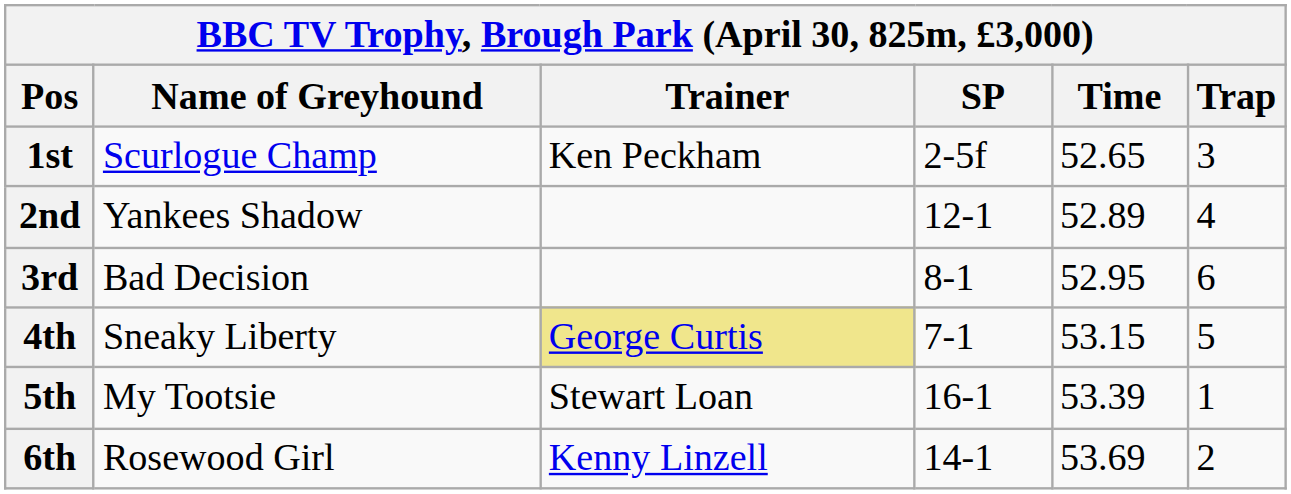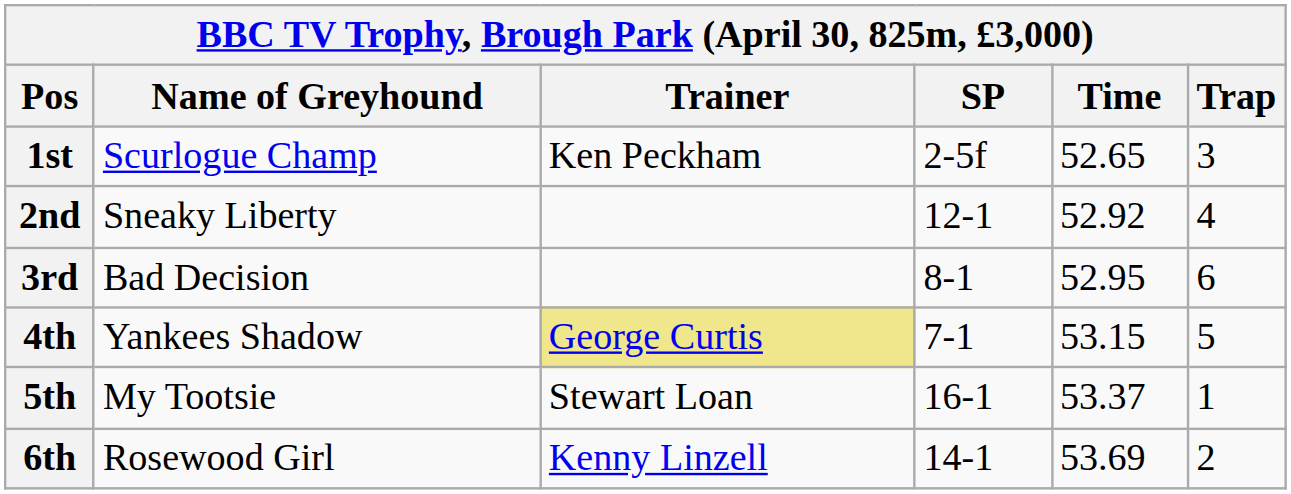(233, 215) Yankees Shadow -> (220, 215) Sneaky Liberty
(1103, 215) 52.89 -> (1103, 215) 52.92
(220, 336) Sneaky Liberty -> (233, 336) Yankees Shadow
(1103, 397) 53.39 -> (1103, 397) 53.37
